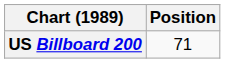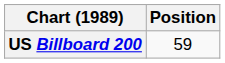(183, 44) 71 -> (183, 44) 59
